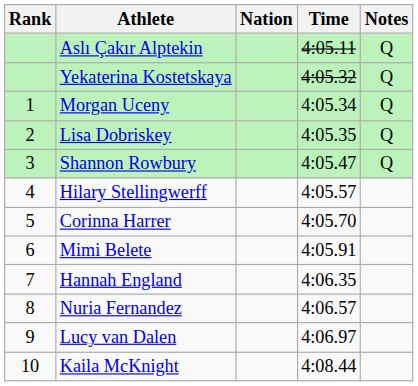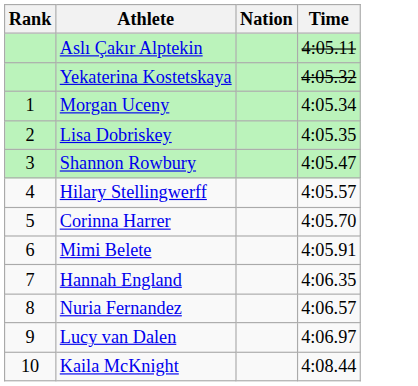- column: (387, 18)
